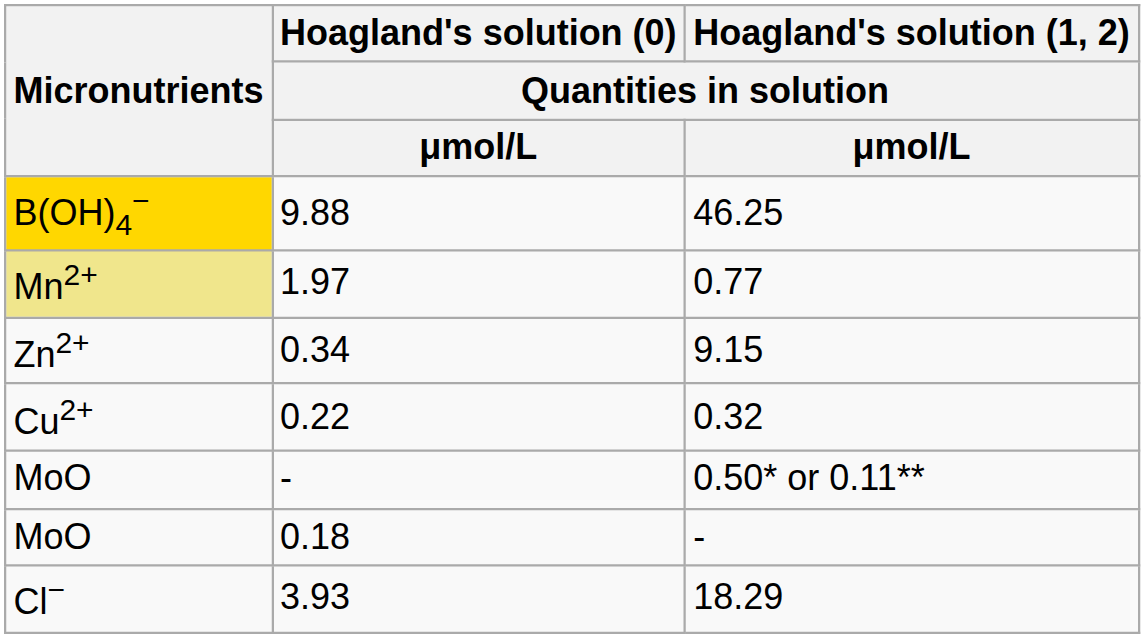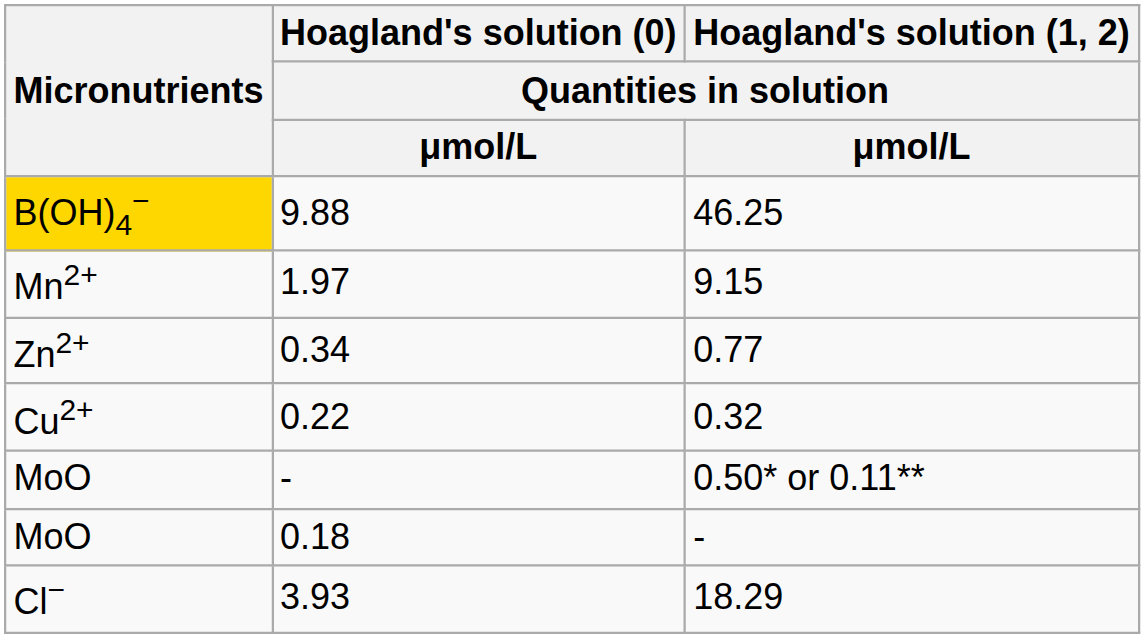(56, 283) khaki background -> (56, 283) no background
(728, 283) 0.77 -> (728, 283) 9.15
(728, 350) 9.15 -> (728, 350) 0.77
